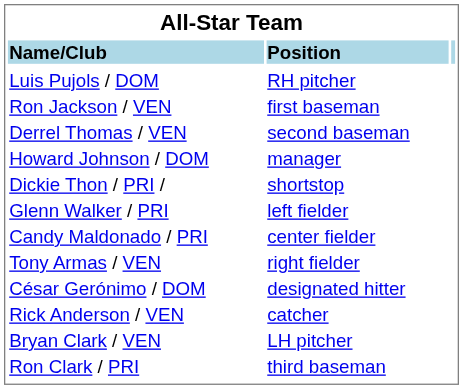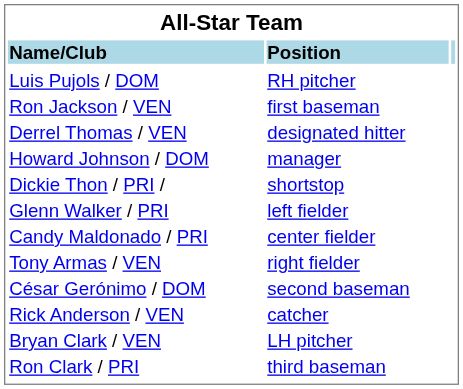(338, 133) second baseman -> (336, 133) designated hitter
(336, 289) designated hitter -> (338, 289) second baseman
